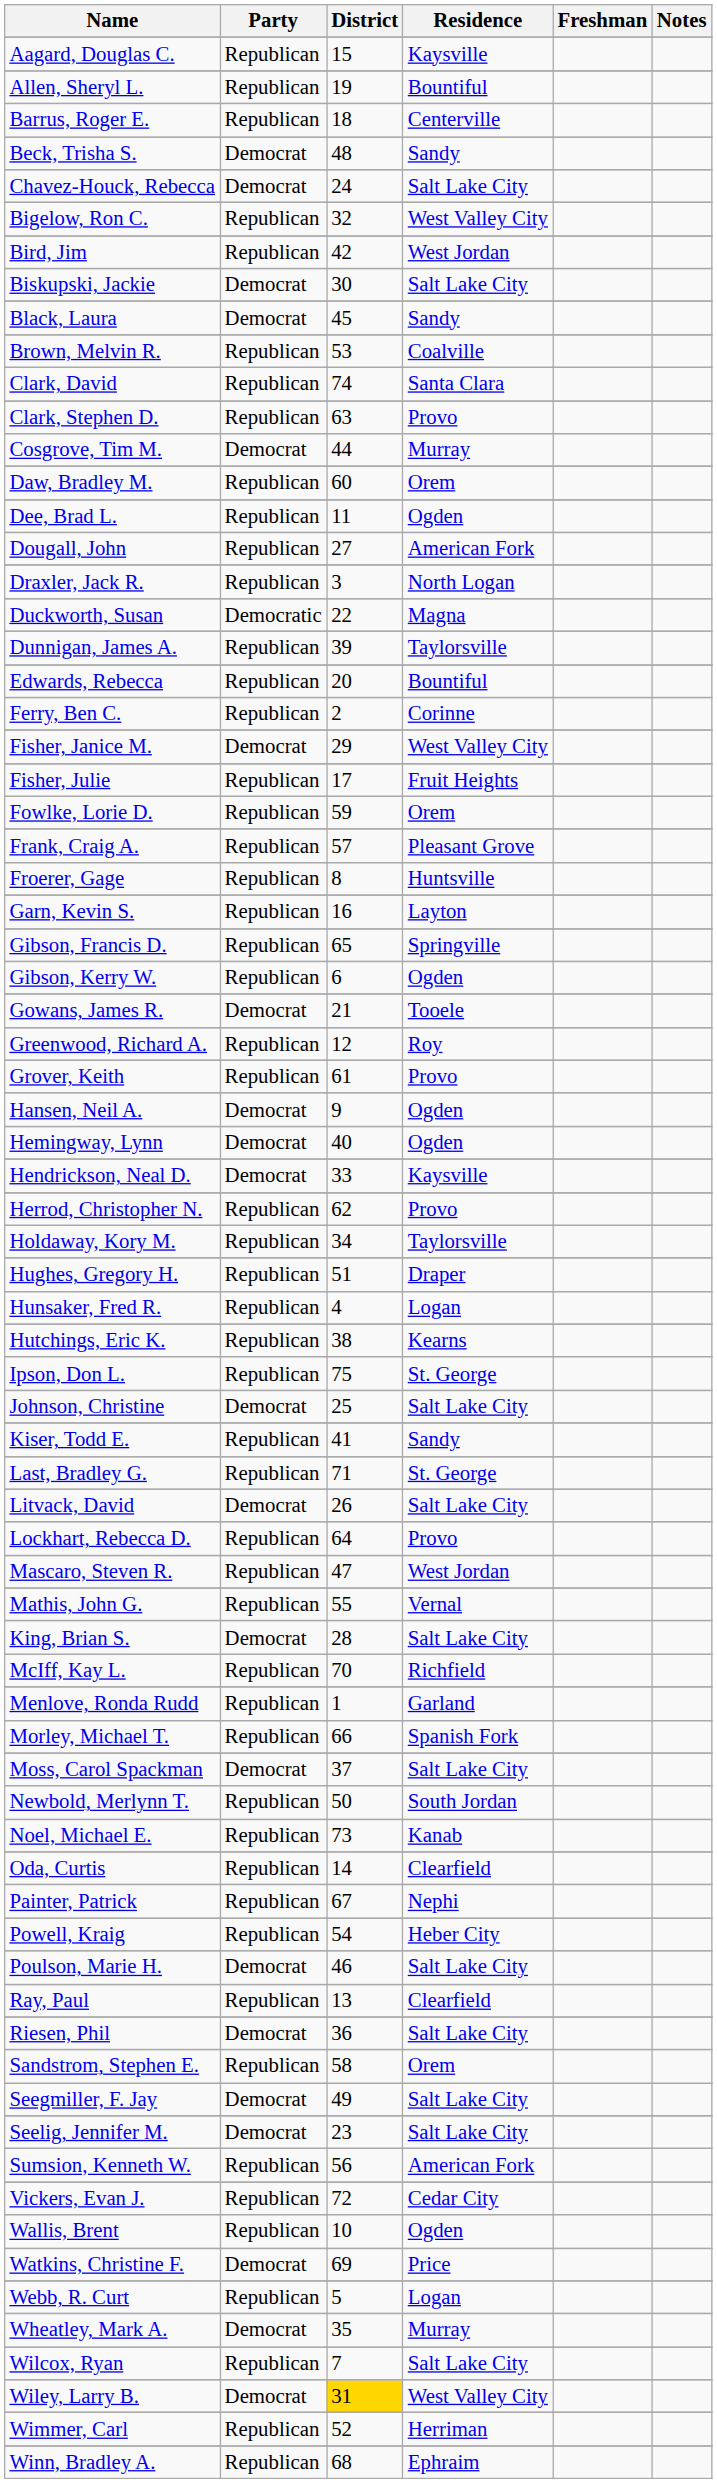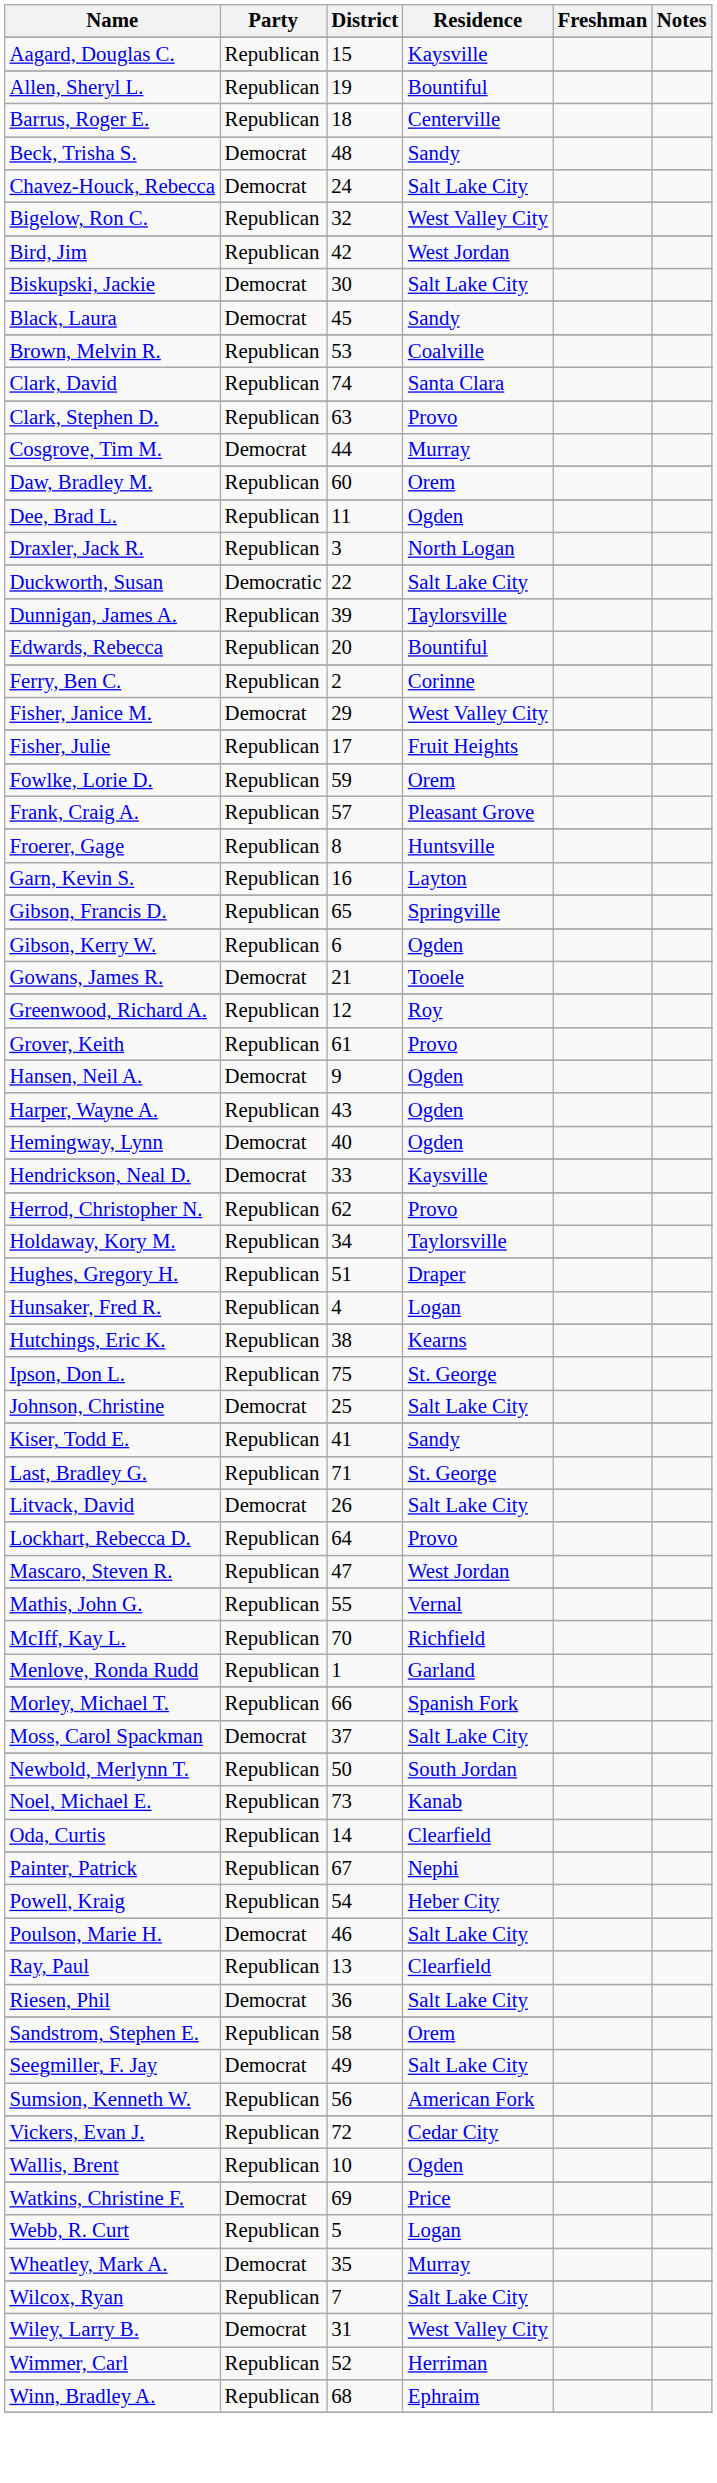- row: (68, 548)
(437, 614) Magna -> (468, 581) Salt Lake City
+ row: (84, 1109)
- row: (70, 1637)
- row: (89, 2132)
(342, 2396) gold background -> (342, 2330) no background
